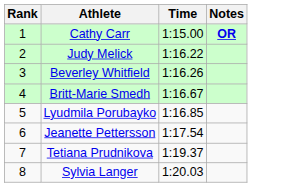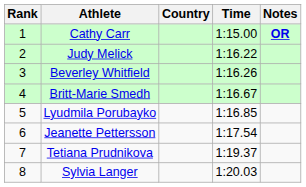+ column: (186, 14)
